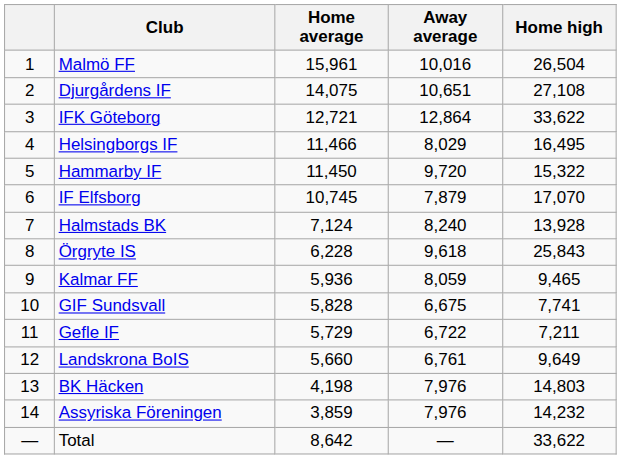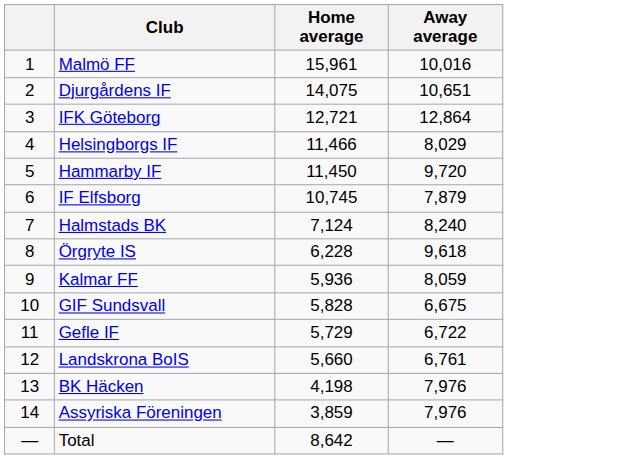- column: (559, 27)
